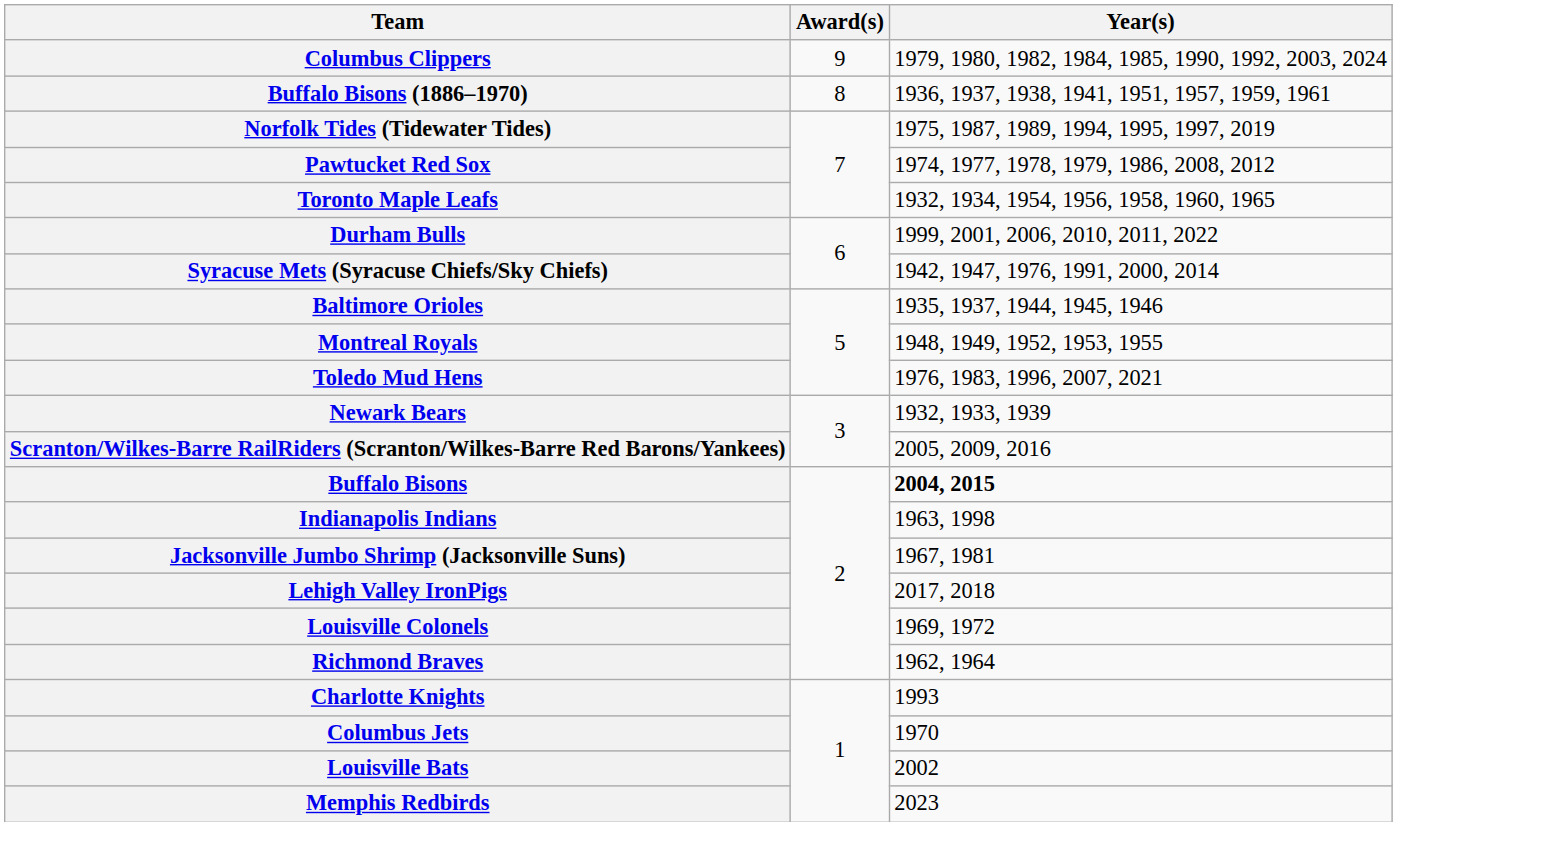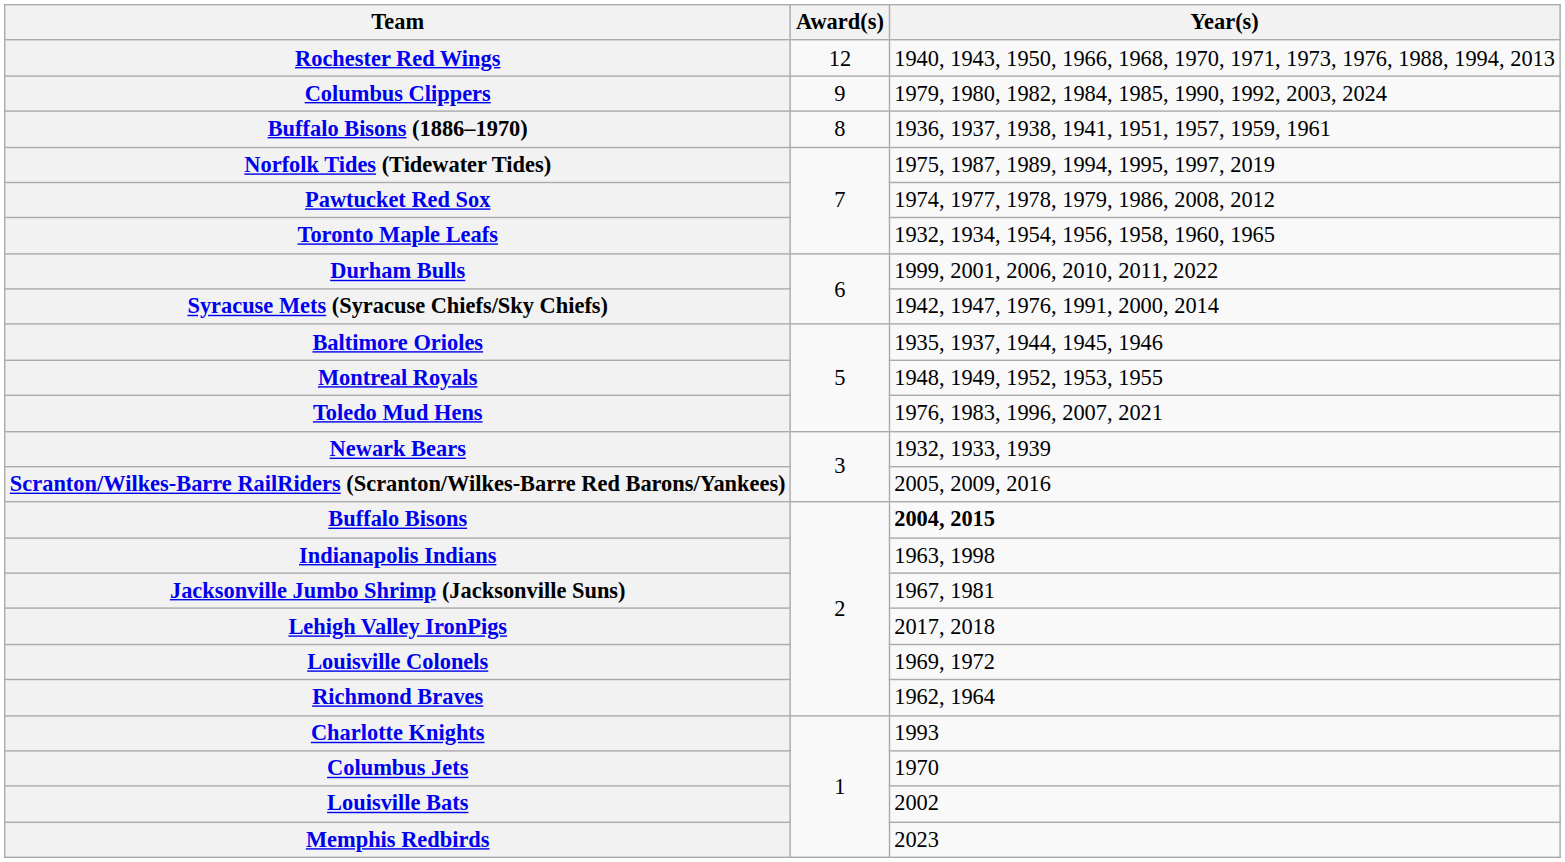+ row: (398, 57)
